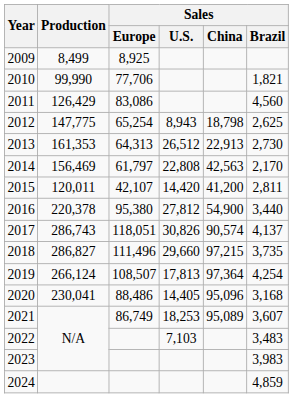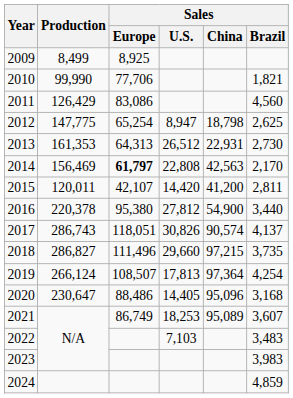(181, 123) 8,943 -> (181, 123) 8,947
(225, 144) 22,913 -> (225, 144) 22,931
(134, 166) normal -> (134, 166) bold
(73, 295) 230,041 -> (73, 295) 230,647
